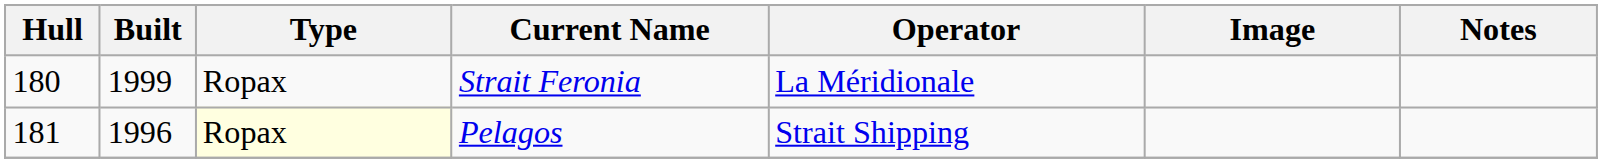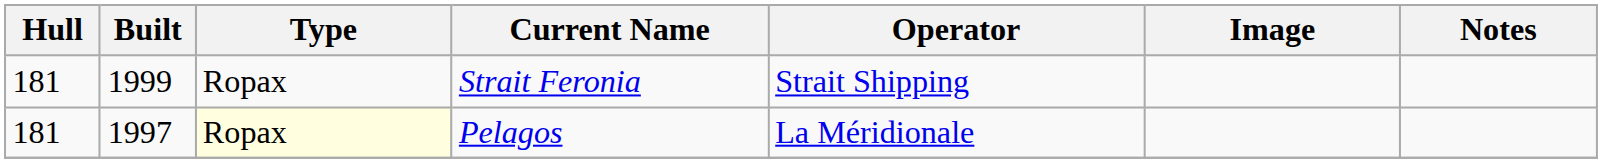(37, 81) 180 -> (37, 81) 181
(875, 81) La Méridionale -> (872, 81) Strait Shipping
(140, 132) 1996 -> (140, 132) 1997
(872, 132) Strait Shipping -> (875, 132) La Méridionale
